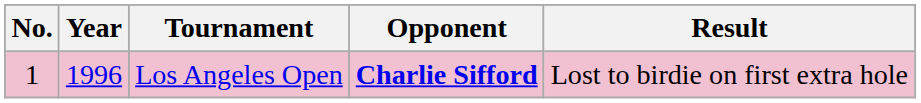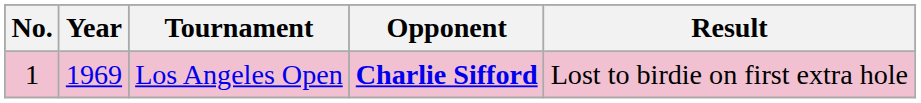(94, 74) 1996 -> (94, 74) 1969
